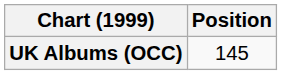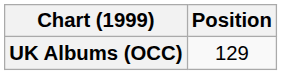(232, 52) 145 -> (232, 52) 129
